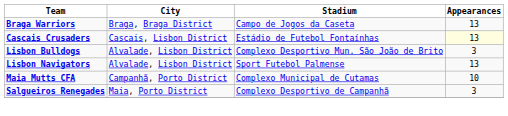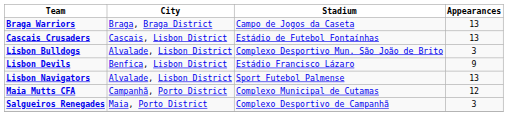(474, 38) lightyellow background -> (474, 38) no background
+ row: (38, 64)
(474, 78) 10 -> (474, 91) 12
